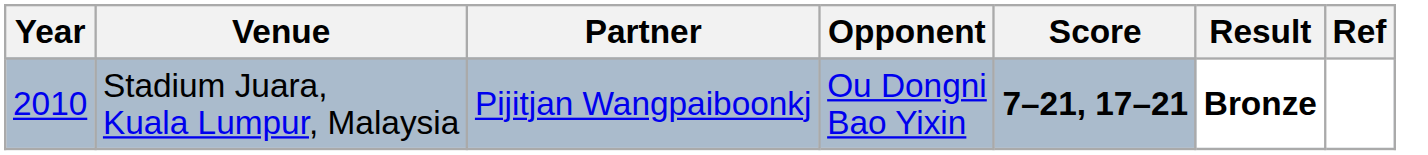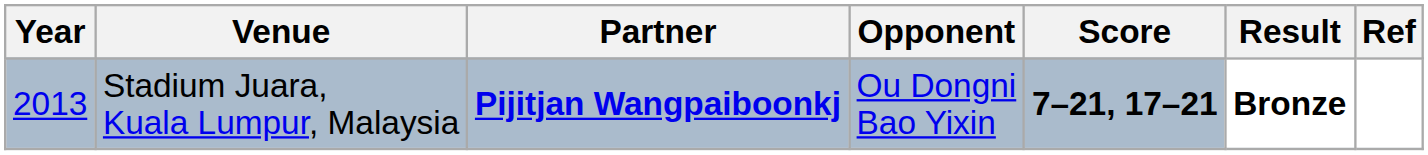(50, 103) 2010 -> (50, 103) 2013
(643, 103) normal -> (658, 103) bold
